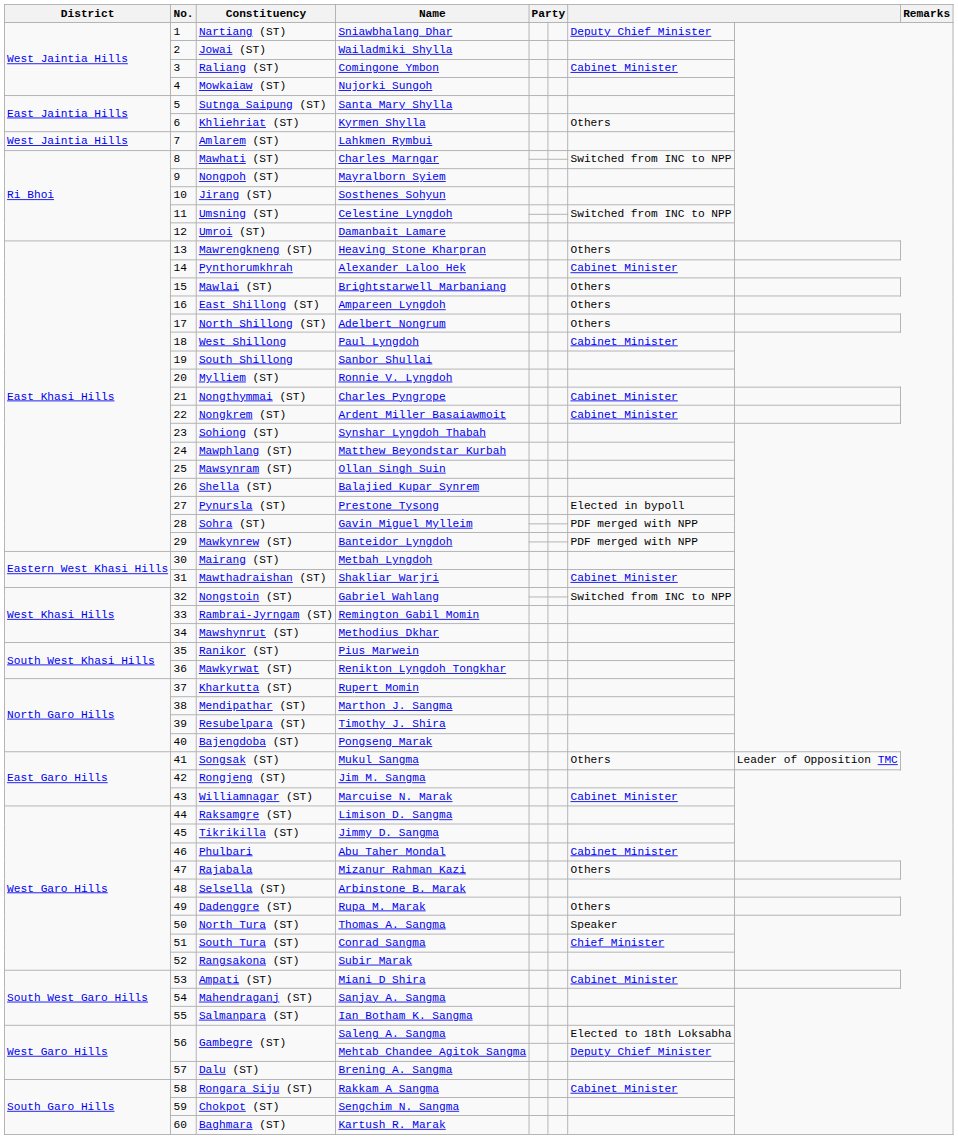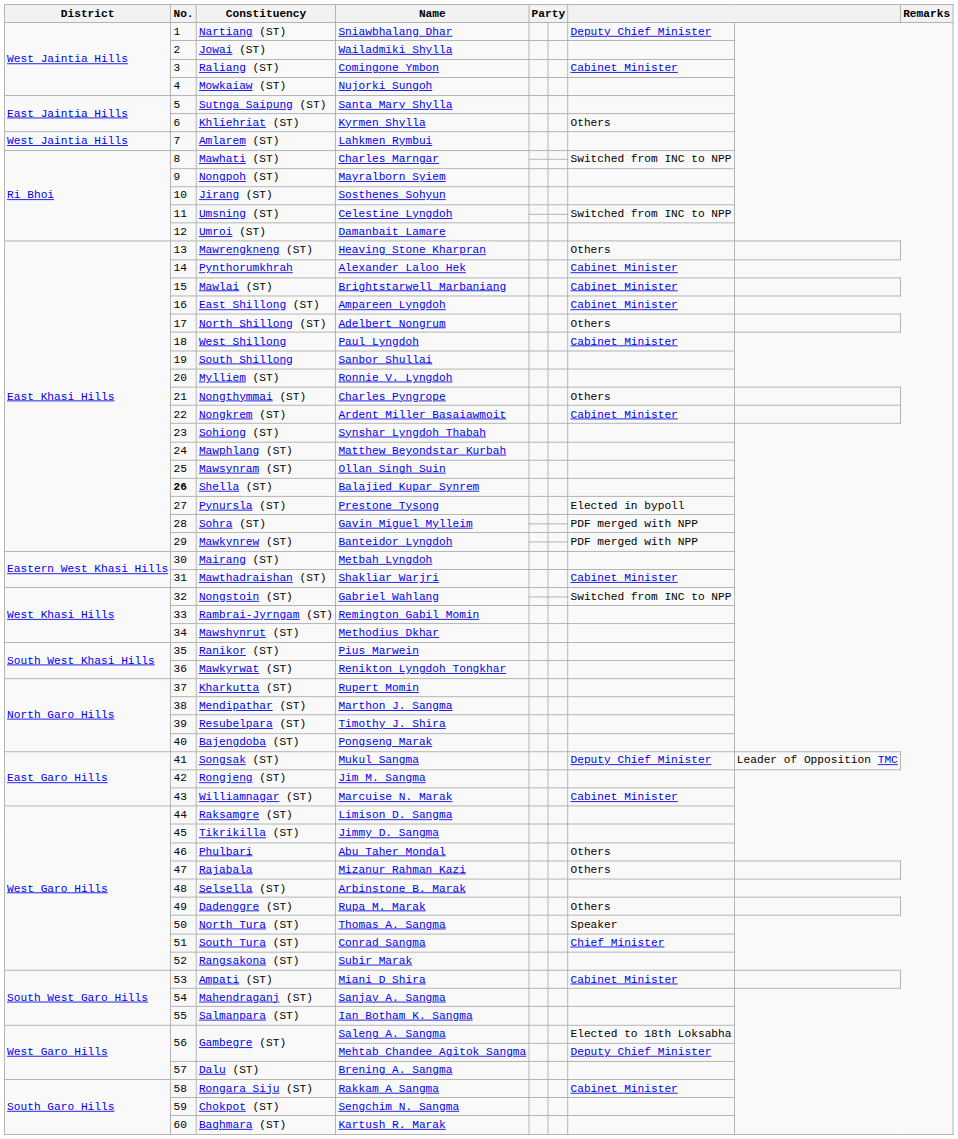(591, 287) Others -> (624, 287) Cabinet Minister
(591, 305) Others -> (624, 305) Cabinet Minister
(624, 396) Cabinet Minister -> (591, 396) Others
(180, 487) normal -> (180, 487) bold
(591, 761) Others -> (641, 761) Deputy Chief Minister
(624, 852) Cabinet Minister -> (591, 852) Others
